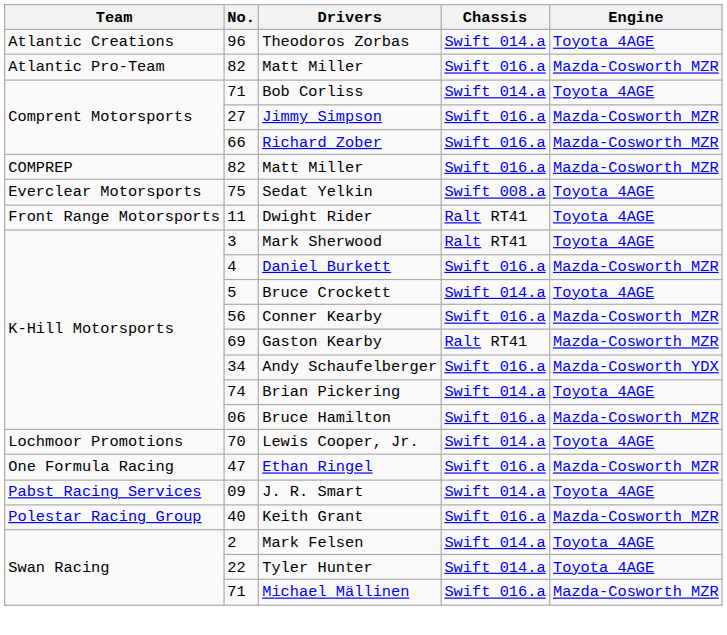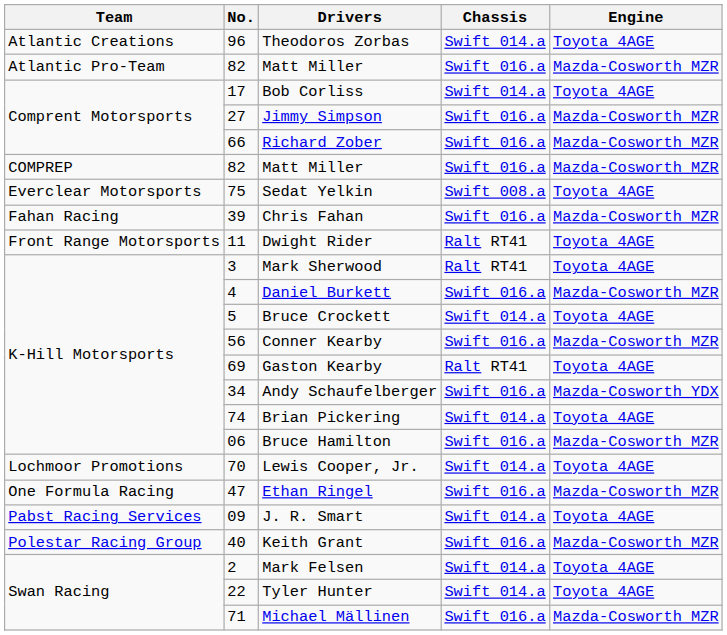(236, 92) 71 -> (236, 92) 17
+ row: (63, 217)
(636, 342) Mazda-Cosworth MZR -> (604, 367) Toyota 4AGE
